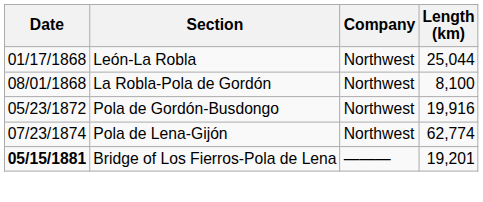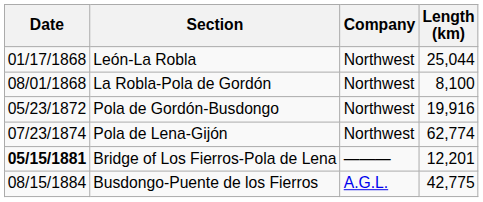(451, 158) 19,201 -> (451, 158) 12,201
+ row: (206, 183)
